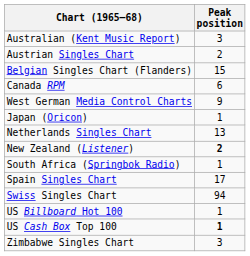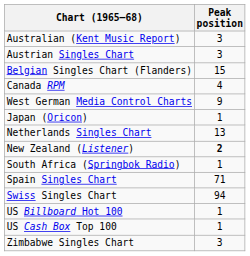(220, 55) 2 -> (220, 55) 3
(220, 86) 6 -> (220, 86) 4
(220, 180) 17 -> (220, 180) 71
(220, 227) bold -> (220, 227) normal
